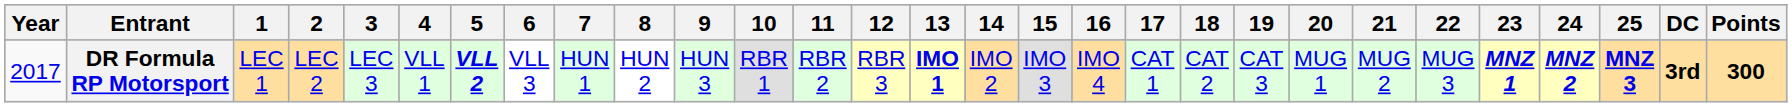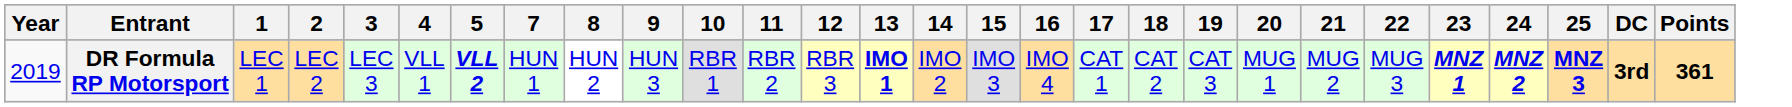- column: (529, 22)
(35, 71) 2017 -> (35, 71) 2019
(1746, 71) 300 -> (1695, 71) 361
